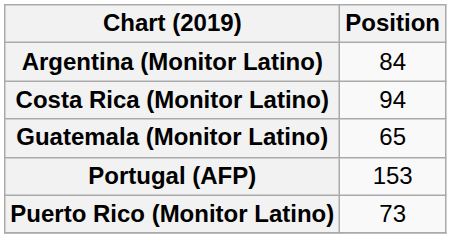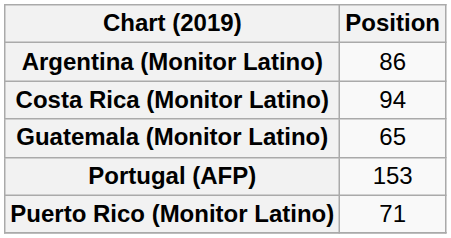(393, 61) 84 -> (393, 61) 86
(393, 213) 73 -> (393, 213) 71
